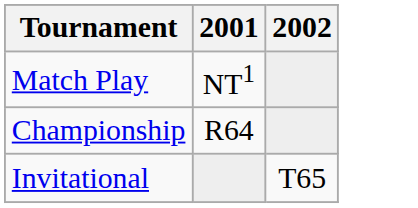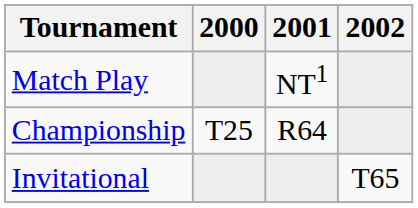+ column: (229, 28)
